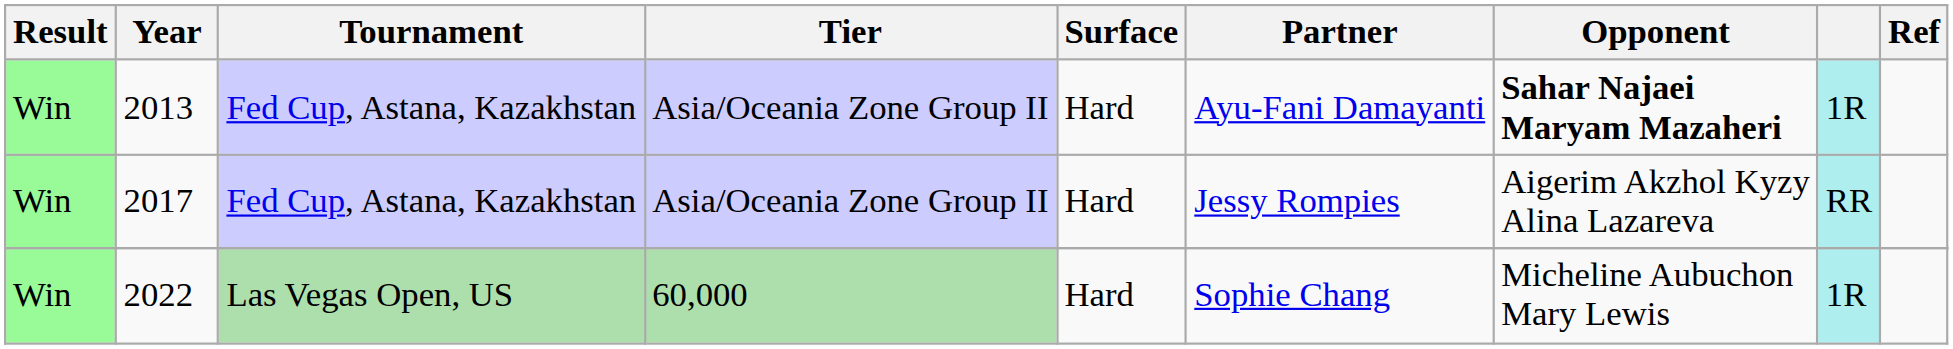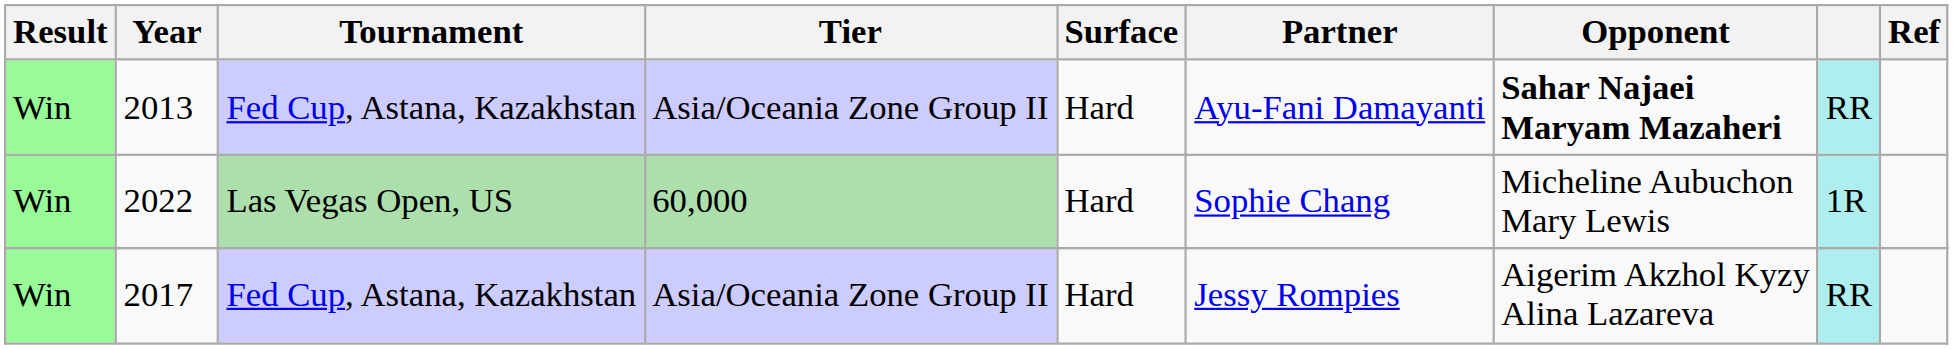(1846, 106) 1R -> (1849, 106) RR
rows swapped: (158, 200) <-> (158, 294)
